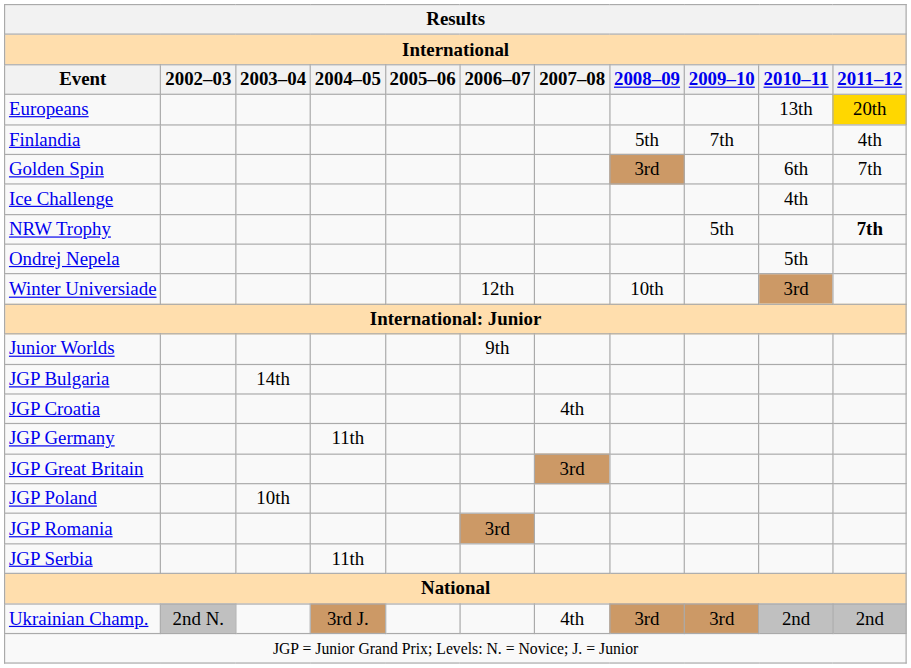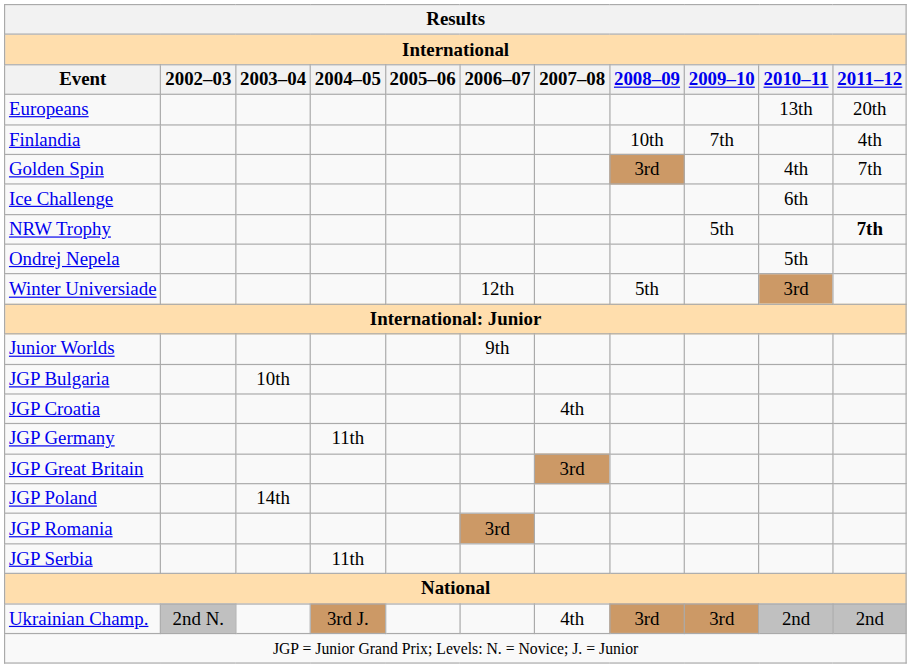(870, 109) gold background -> (870, 109) no background
(647, 139) 5th -> (647, 139) 10th
(796, 169) 6th -> (796, 169) 4th
(796, 199) 4th -> (796, 199) 6th
(647, 288) 10th -> (647, 288) 5th
(273, 378) 14th -> (273, 378) 10th
(273, 498) 10th -> (273, 498) 14th
